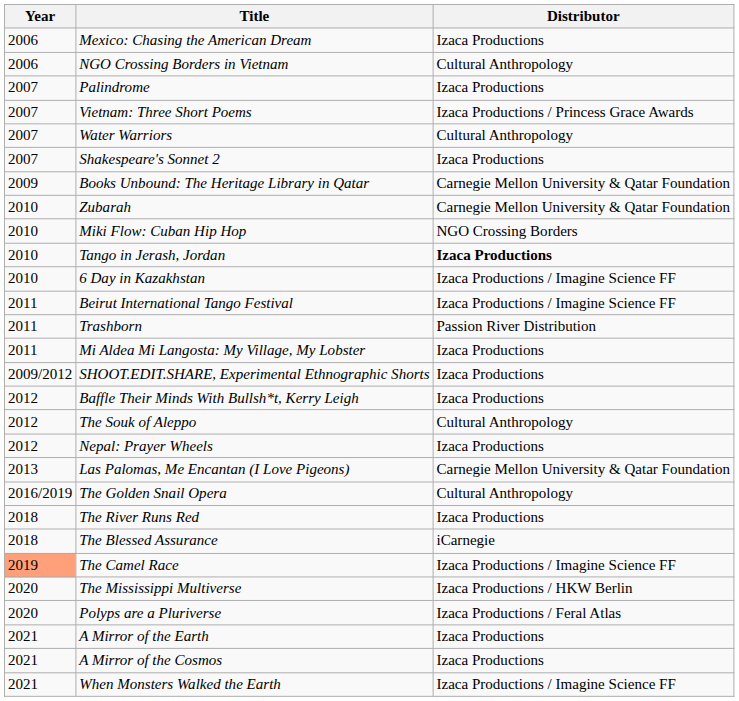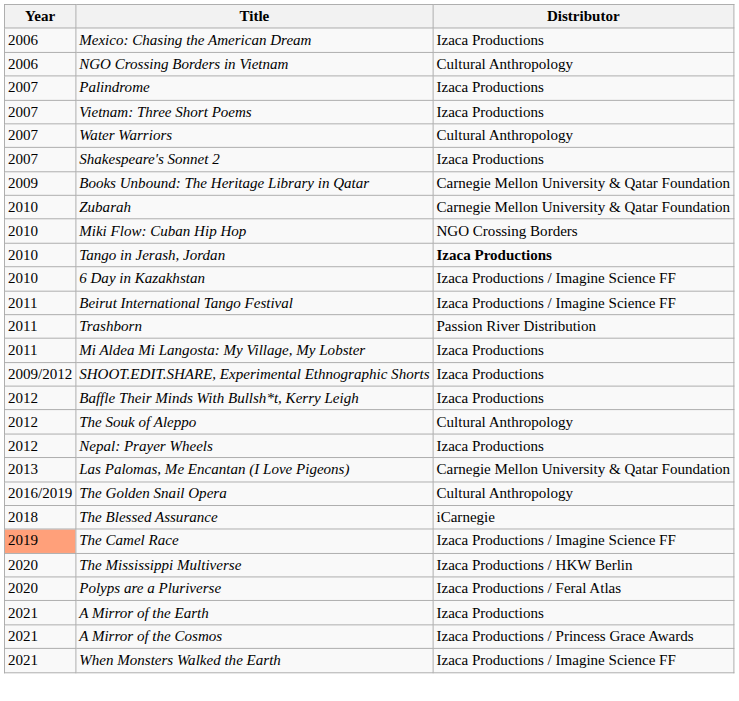(565, 111) Izaca Productions / Princess Grace Awards -> (490, 111) Izaca Productions
- row: (139, 517)
(490, 660) Izaca Productions -> (565, 636) Izaca Productions / Princess Grace Awards
